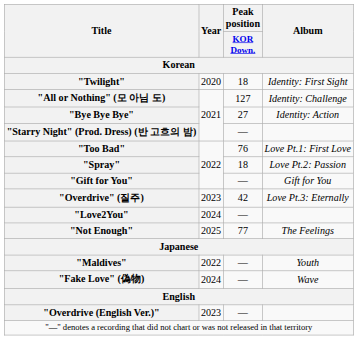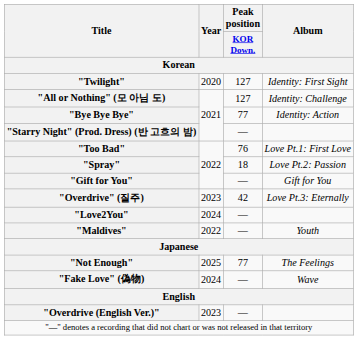(243, 81) 18 -> (243, 81) 127
(243, 115) 27 -> (243, 115) 77
rows swapped: (101, 231) <-> (101, 262)
